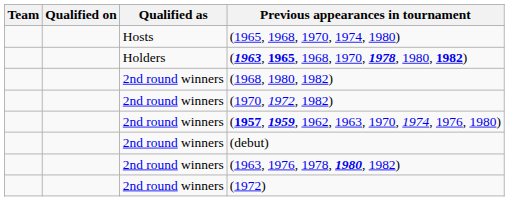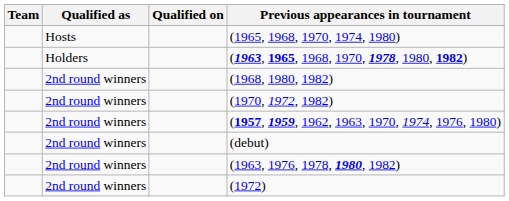columns swapped: (173, 15) <-> (81, 15)
